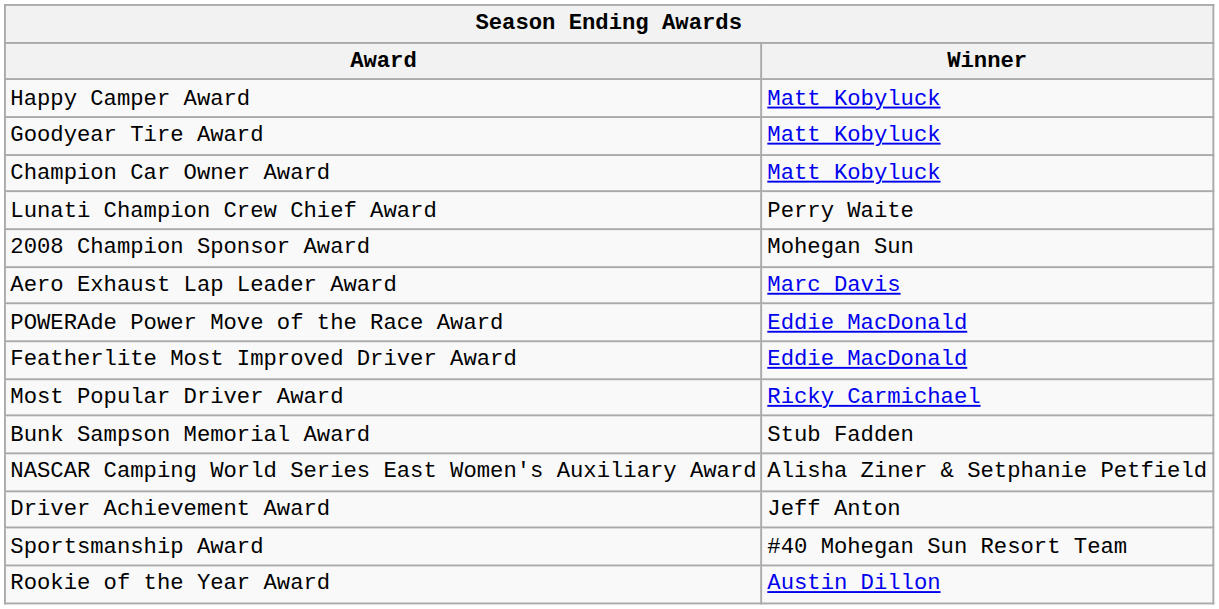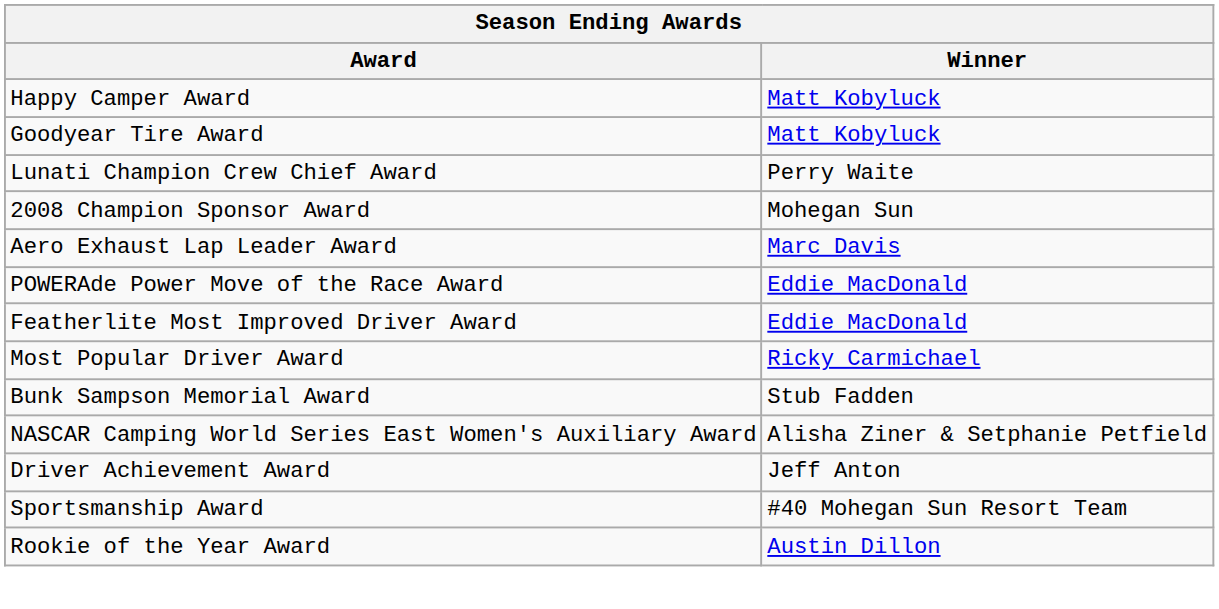- row: (170, 173)
